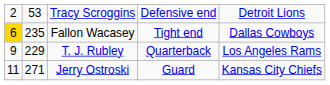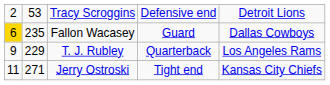(178, 32) Tight end -> (178, 32) Guard
(178, 70) Guard -> (178, 70) Tight end
